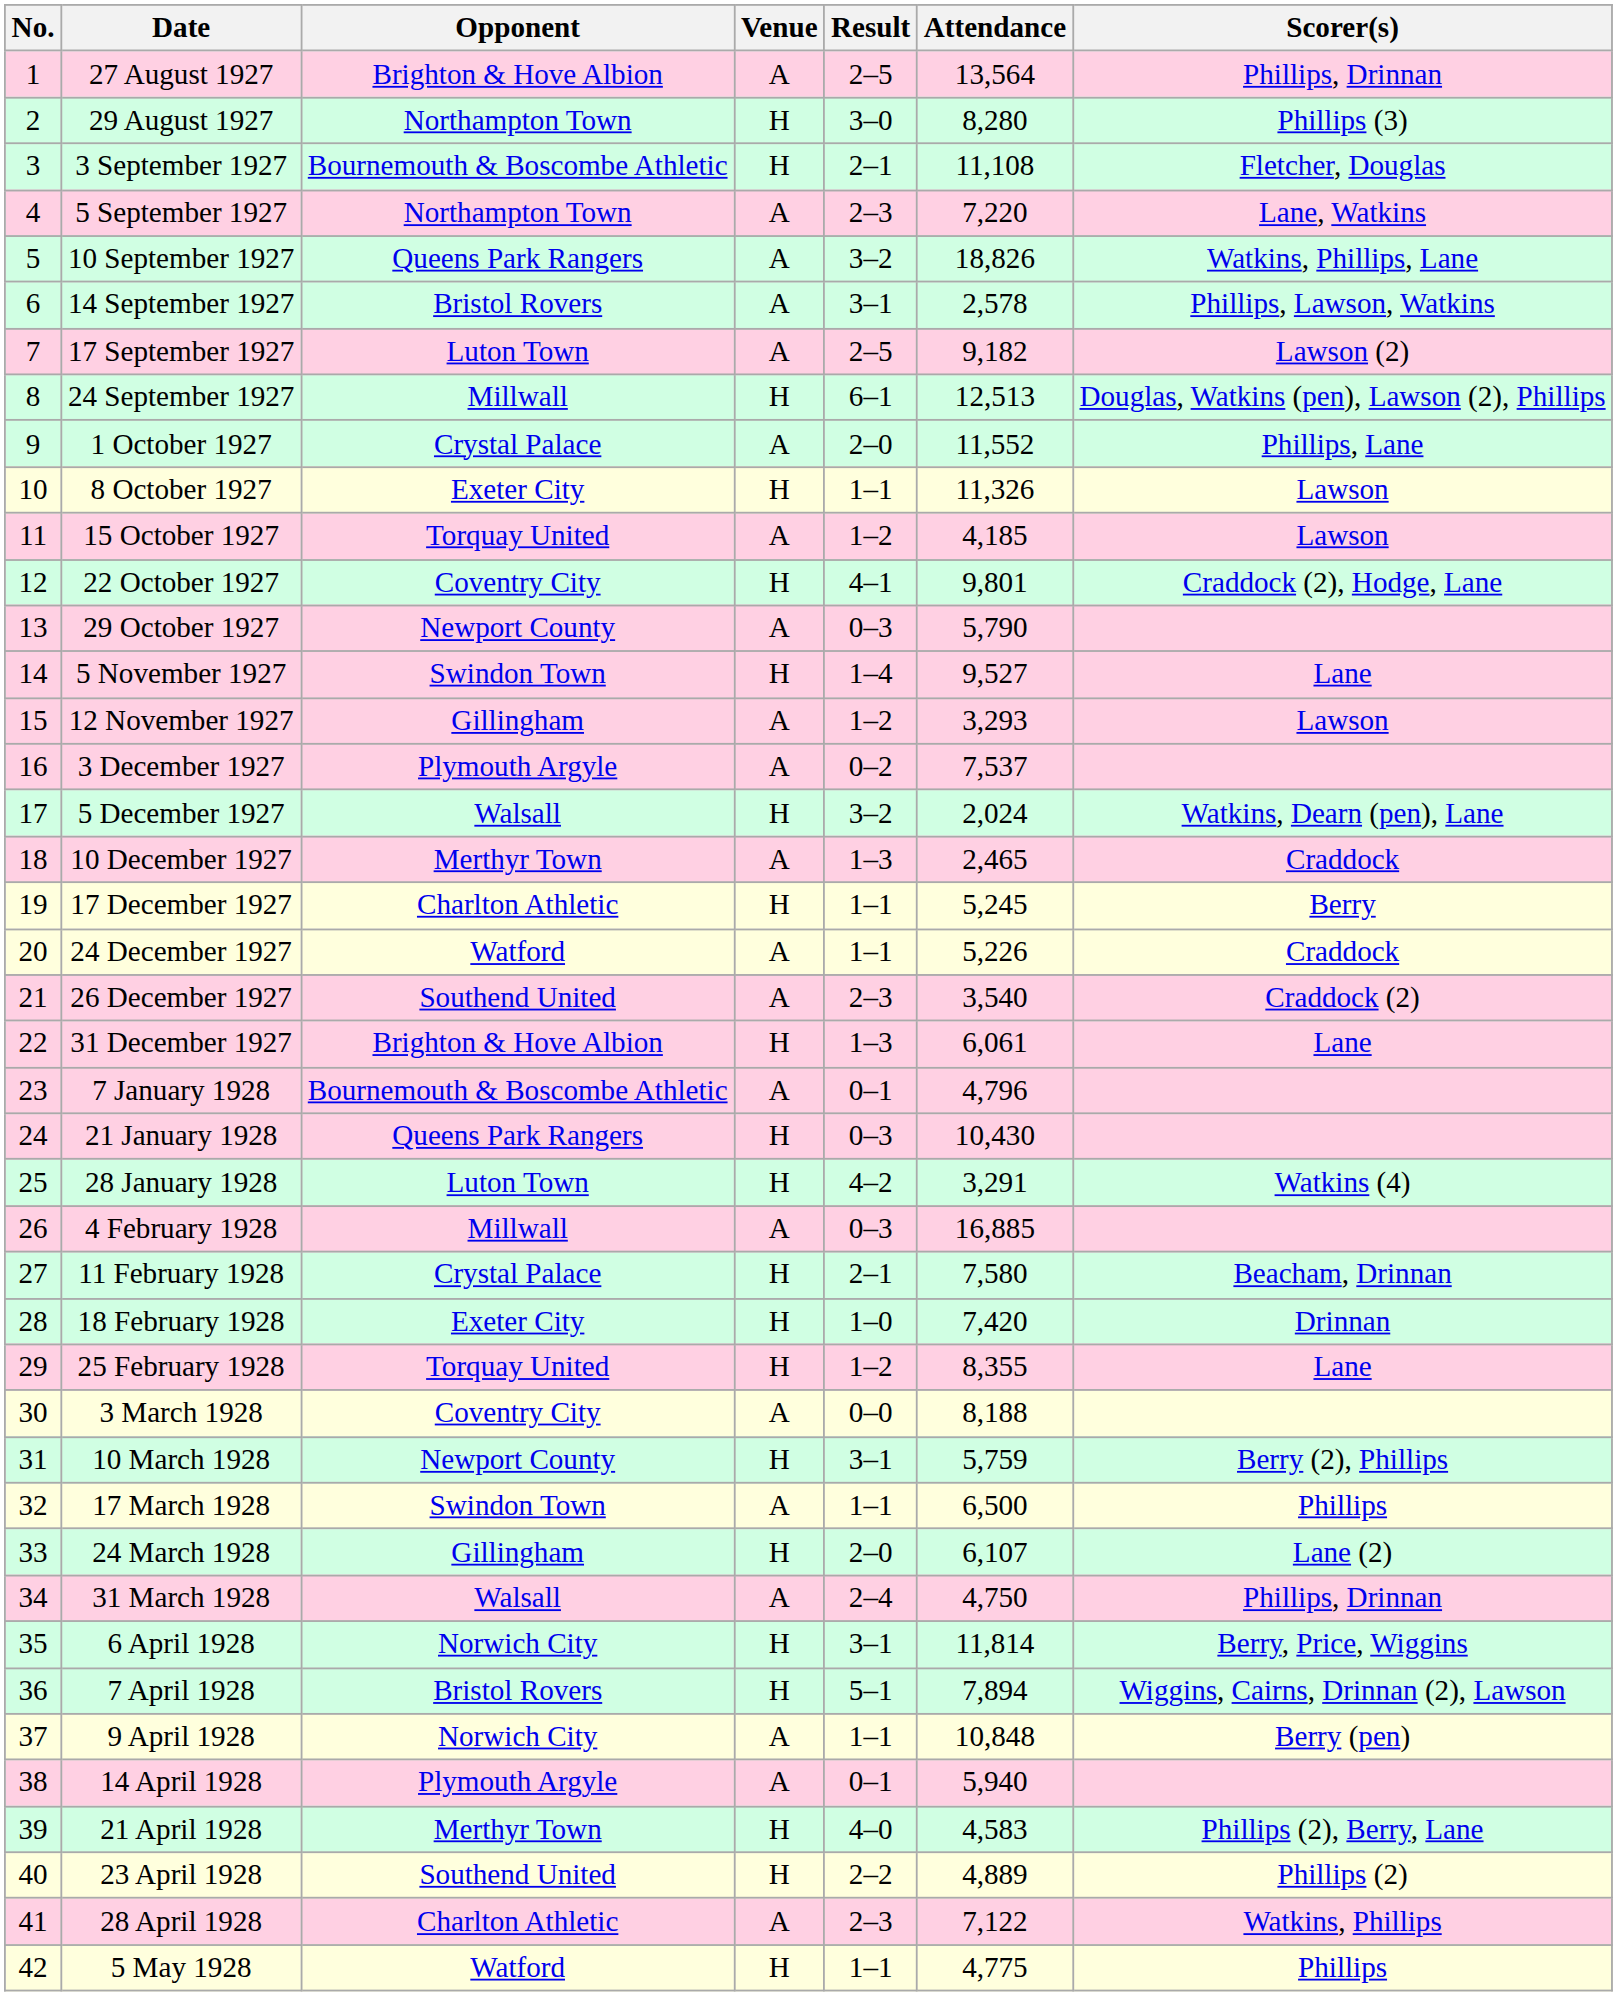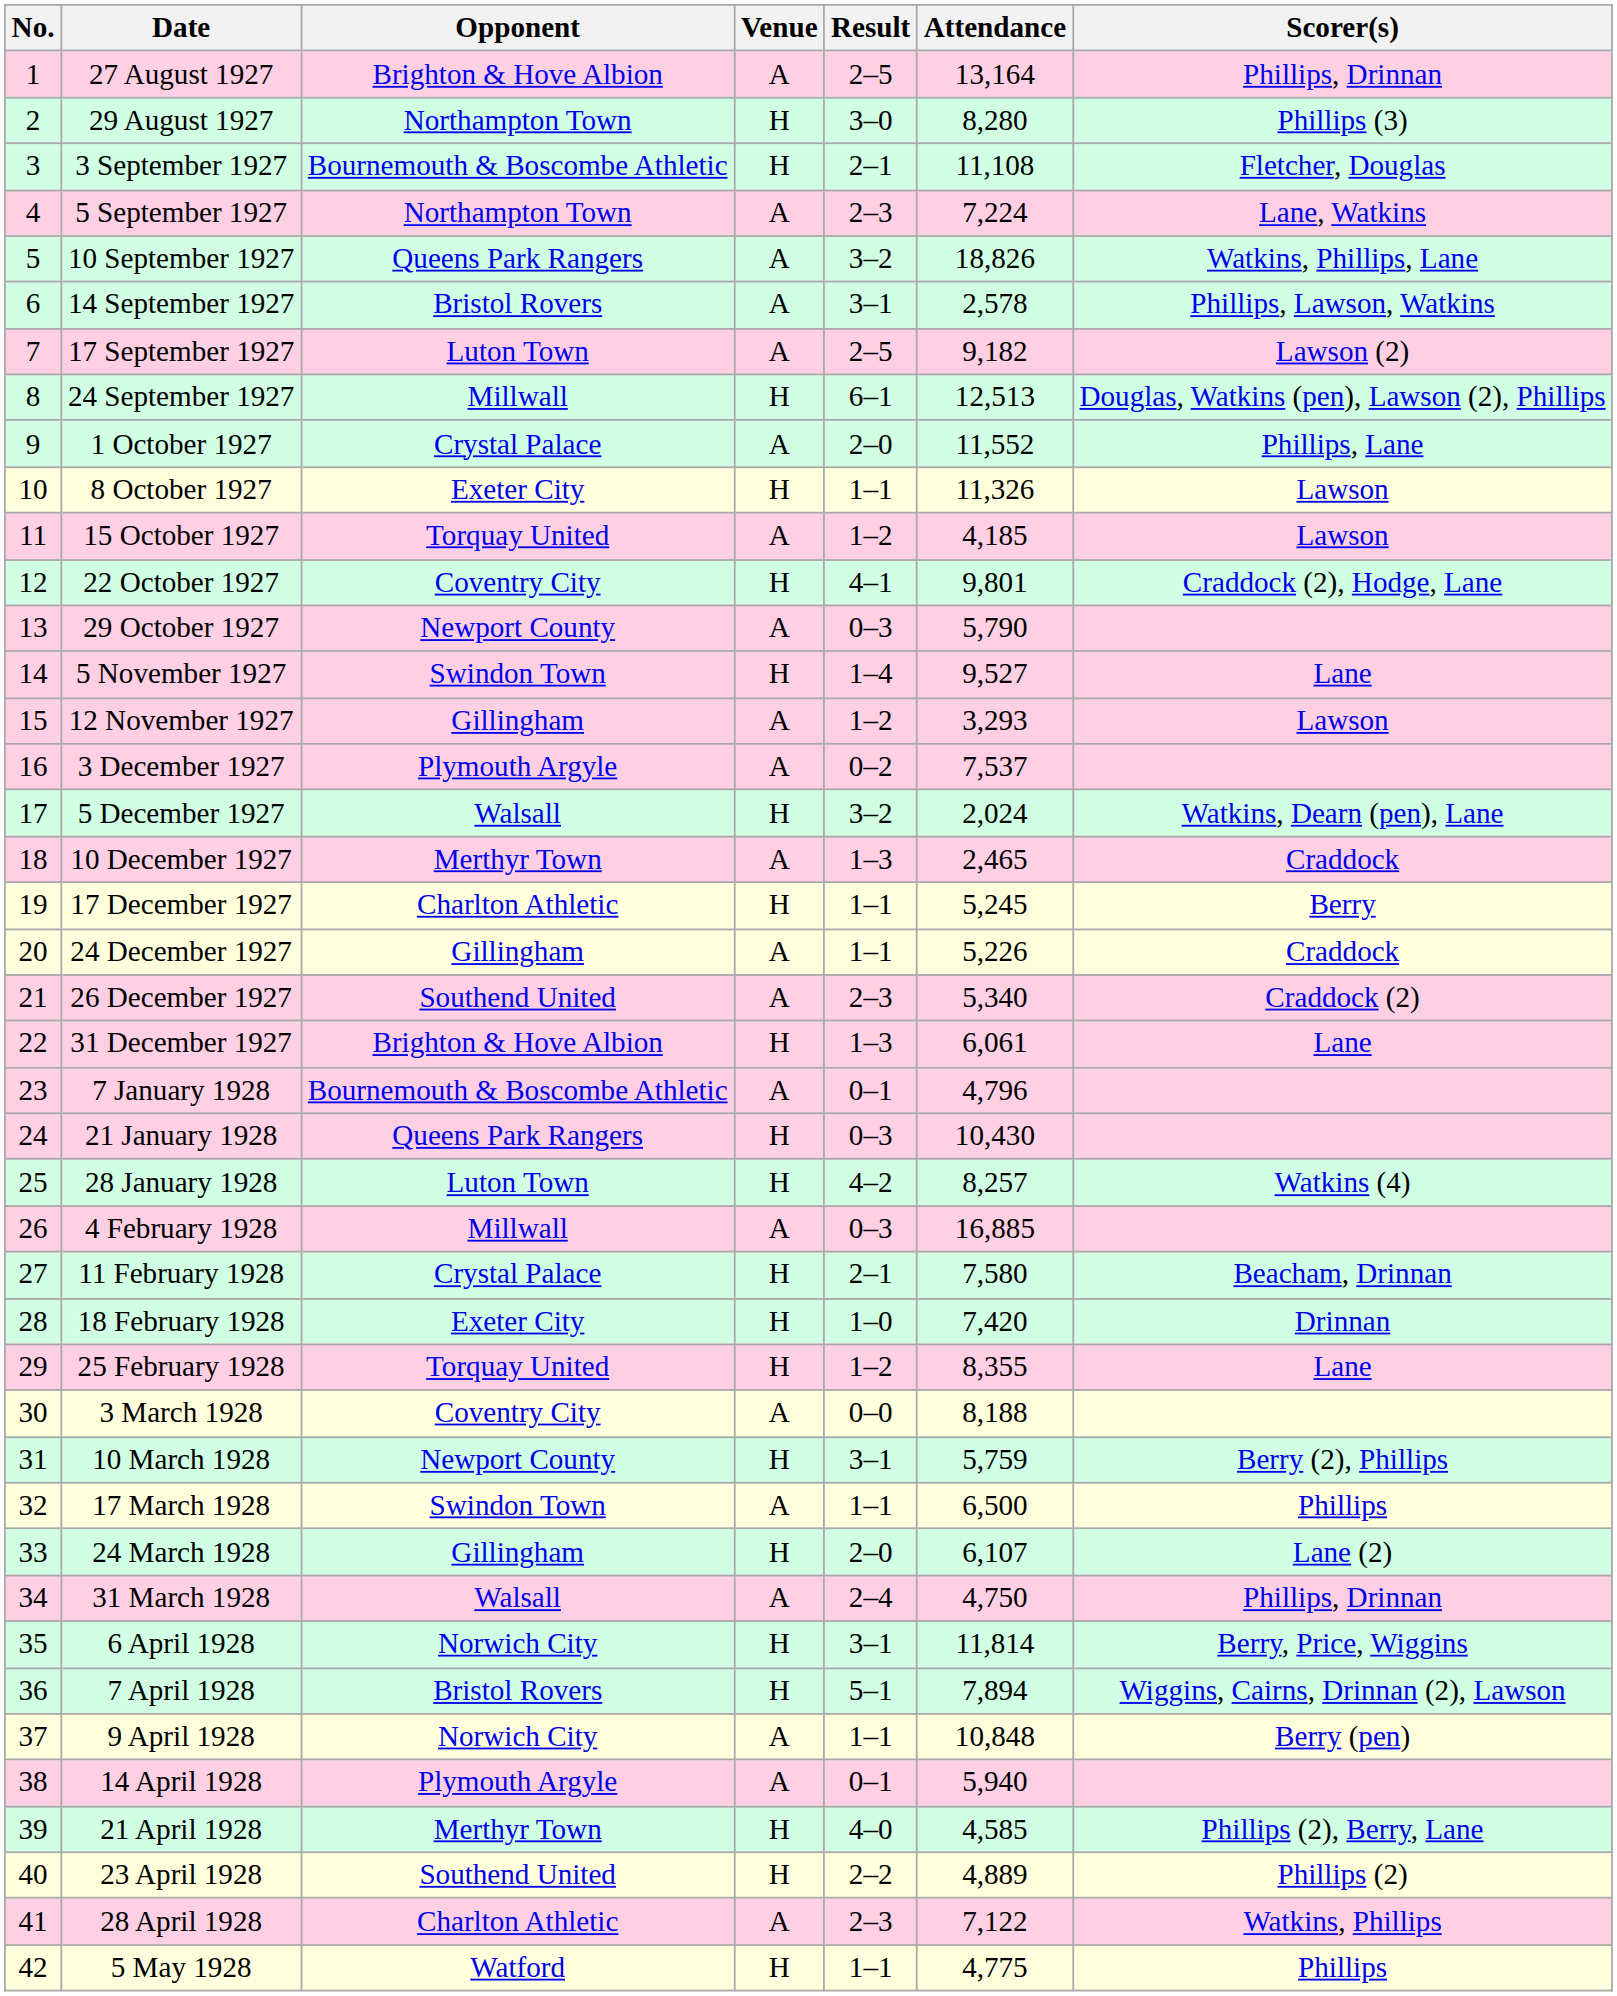(995, 73) 13,564 -> (995, 73) 13,164
(995, 212) 7,220 -> (995, 212) 7,224
(518, 951) Watford -> (518, 951) Gillingham
(995, 997) 3,540 -> (995, 997) 5,340
(995, 1182) 3,291 -> (995, 1182) 8,257
(995, 1828) 4,583 -> (995, 1828) 4,585
